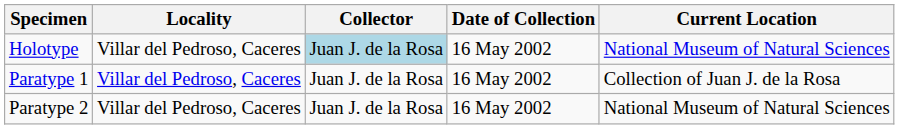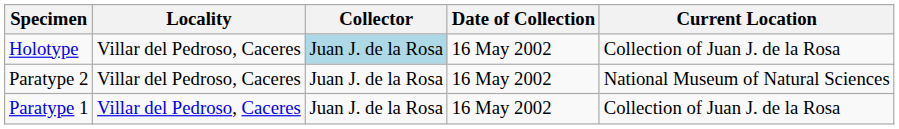(747, 49) National Museum of Natural Sciences -> (722, 49) Collection of Juan J. de la Rosa
rows swapped: (49, 78) <-> (49, 108)
